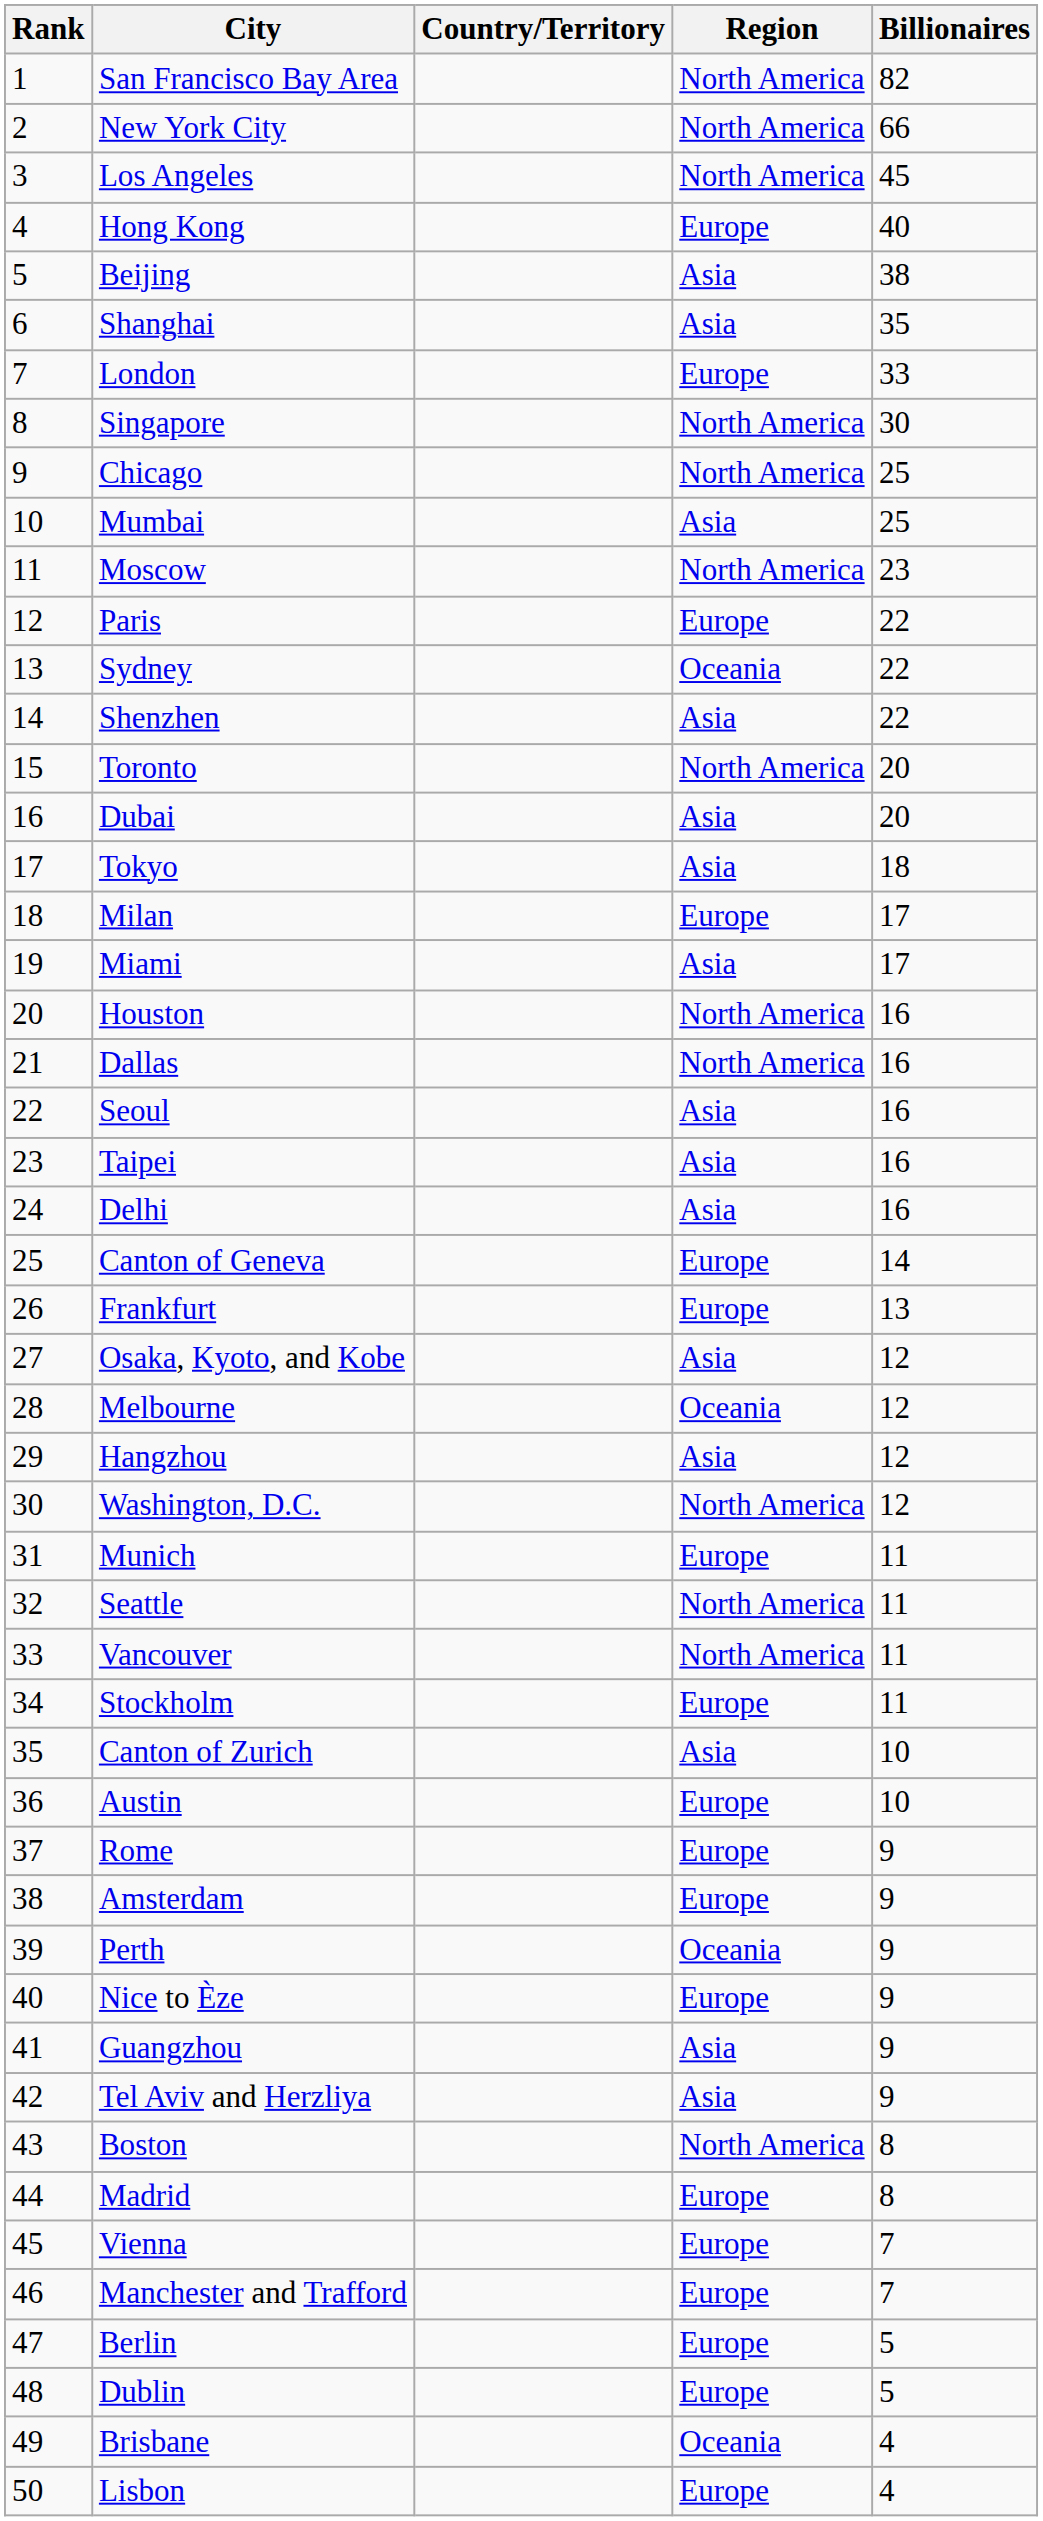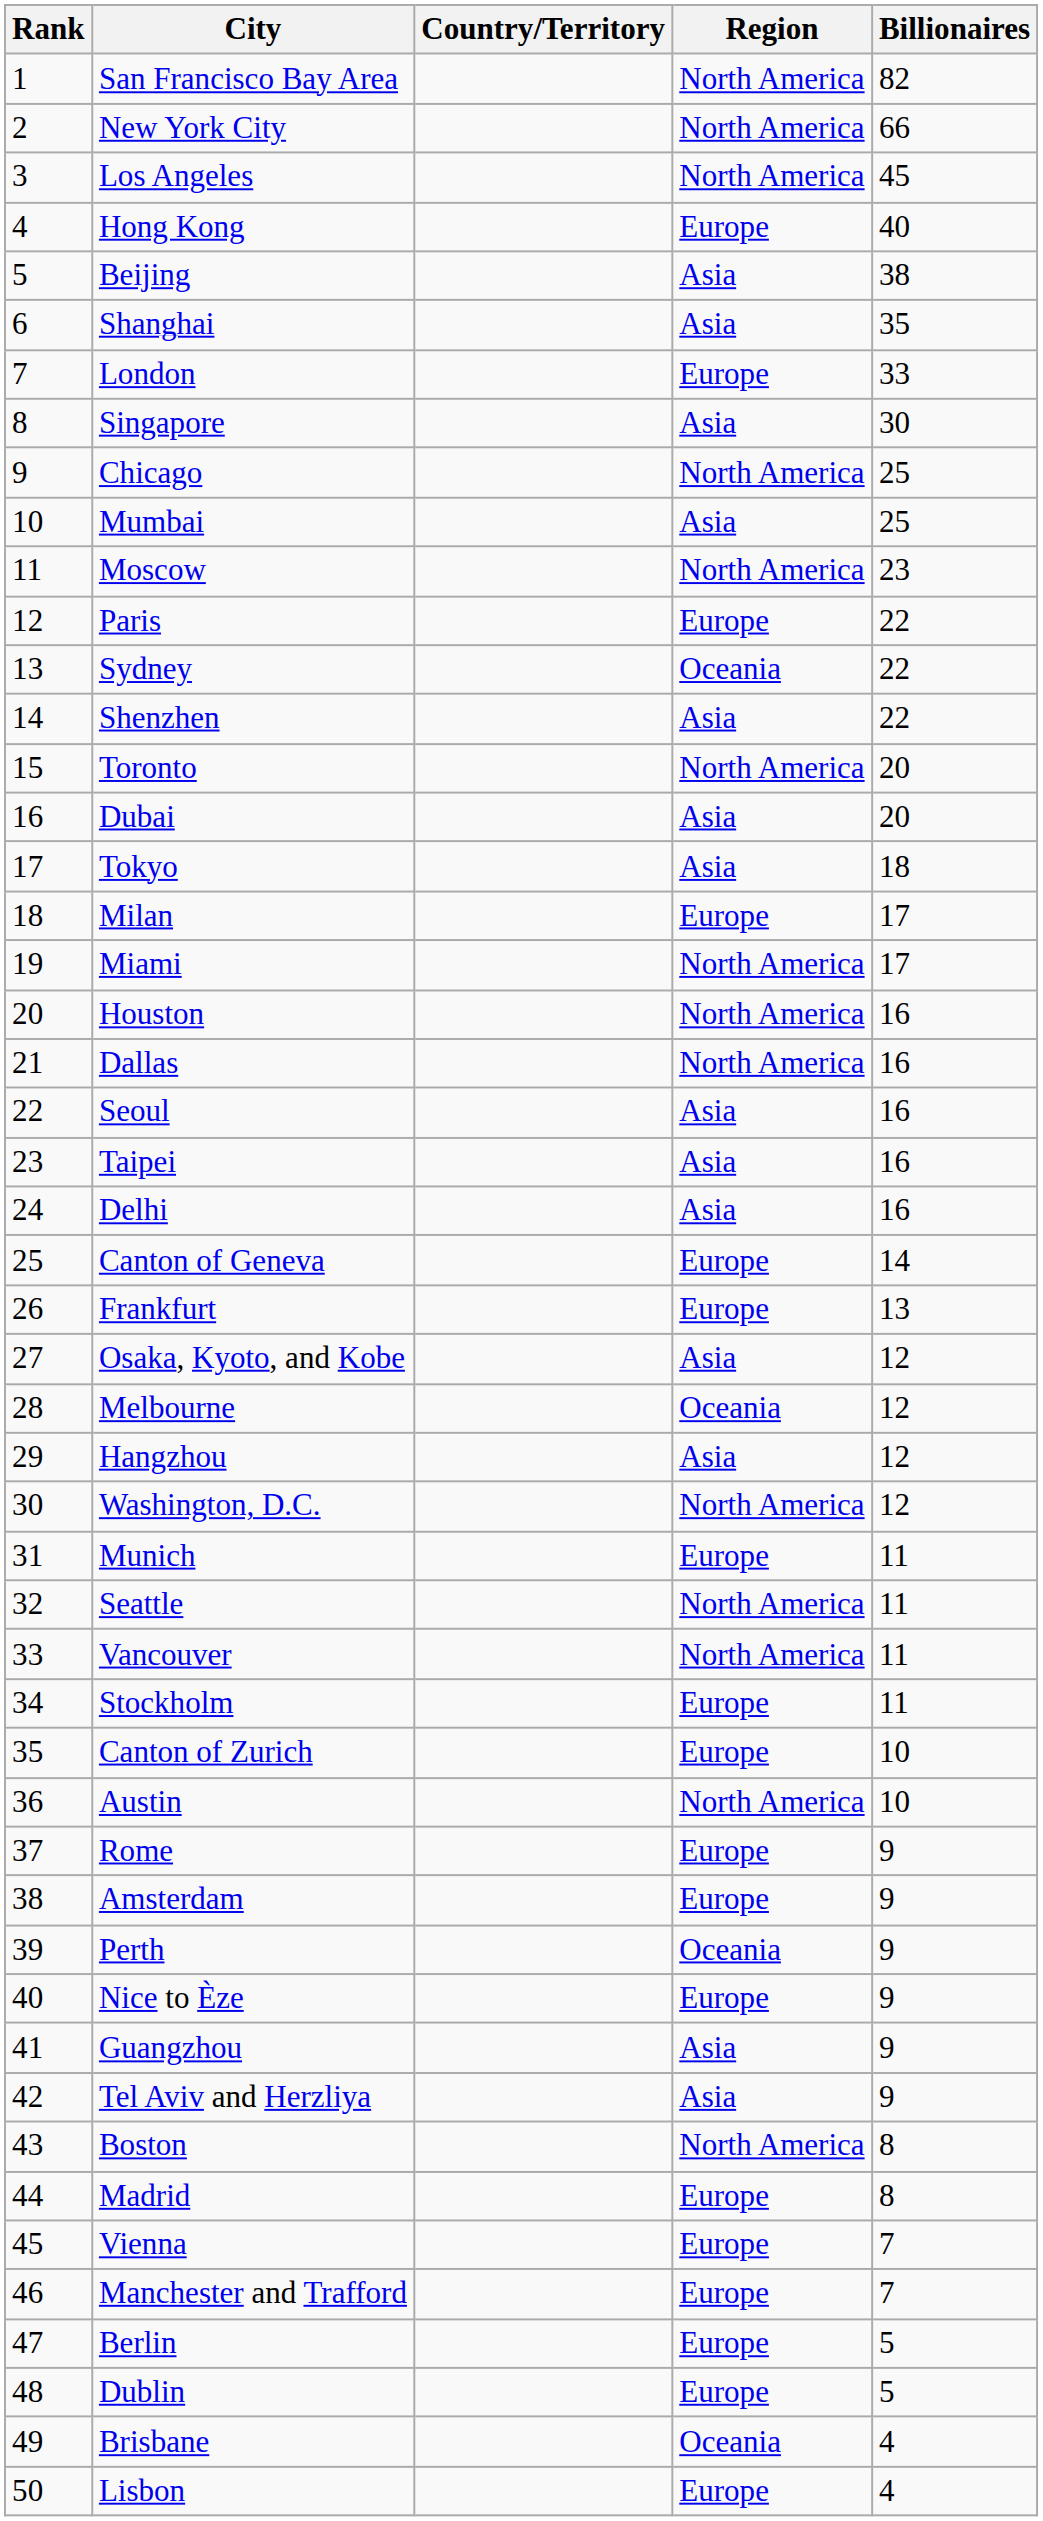(772, 422) North America -> (708, 422) Asia
(708, 964) Asia -> (772, 964) North America
(708, 1752) Asia -> (724, 1752) Europe
(724, 1801) Europe -> (772, 1801) North America
